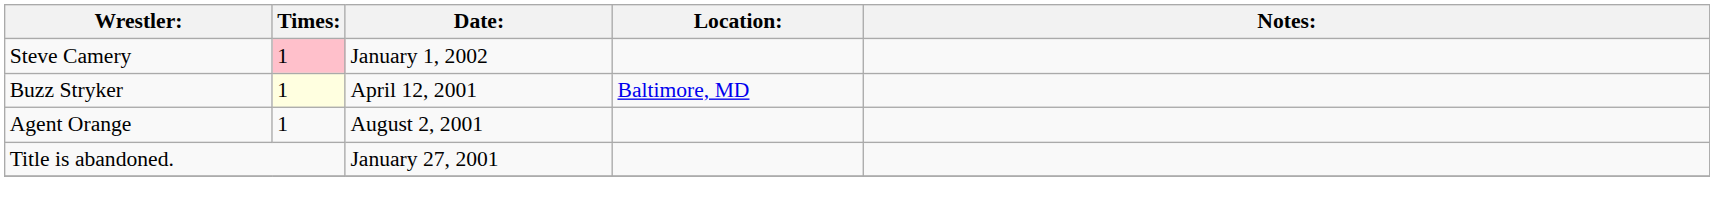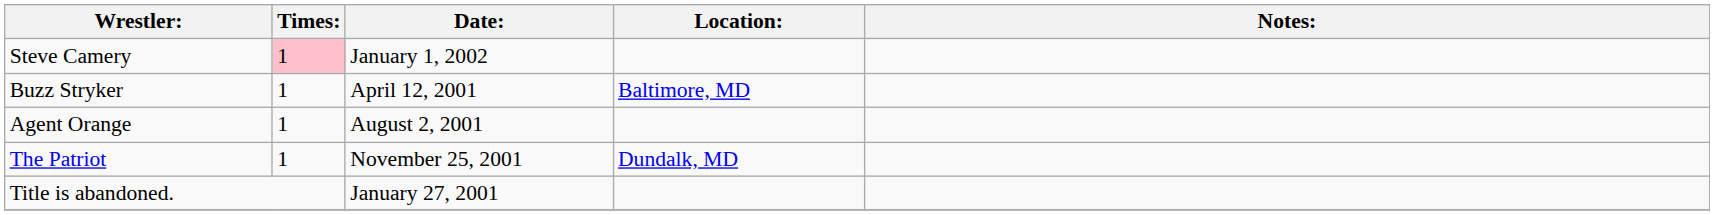(283, 90) lightyellow background -> (283, 90) no background
+ row: (58, 158)
